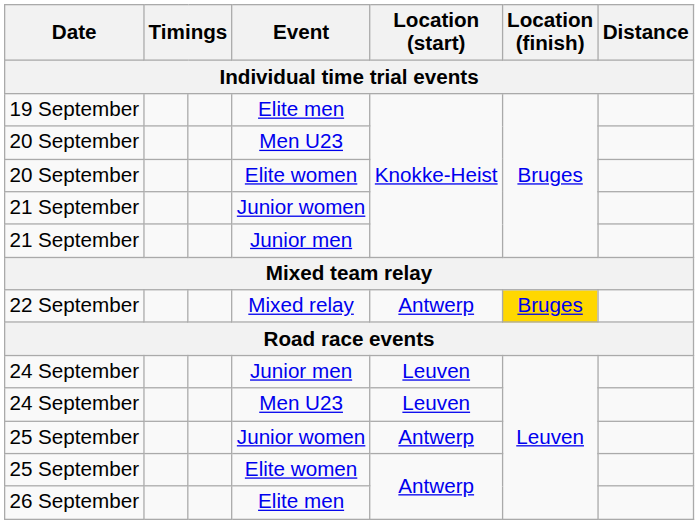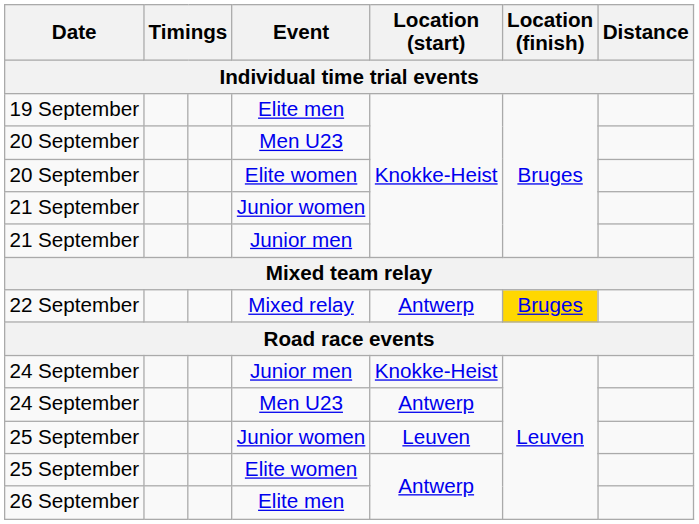(436, 371) Leuven -> (436, 371) Knokke-Heist
(436, 404) Leuven -> (436, 404) Antwerp
(436, 436) Antwerp -> (436, 436) Leuven
